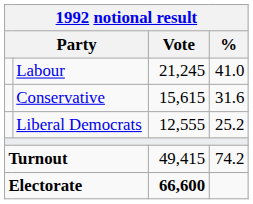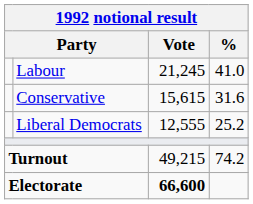(182, 158) 49,415 -> (182, 158) 49,215
